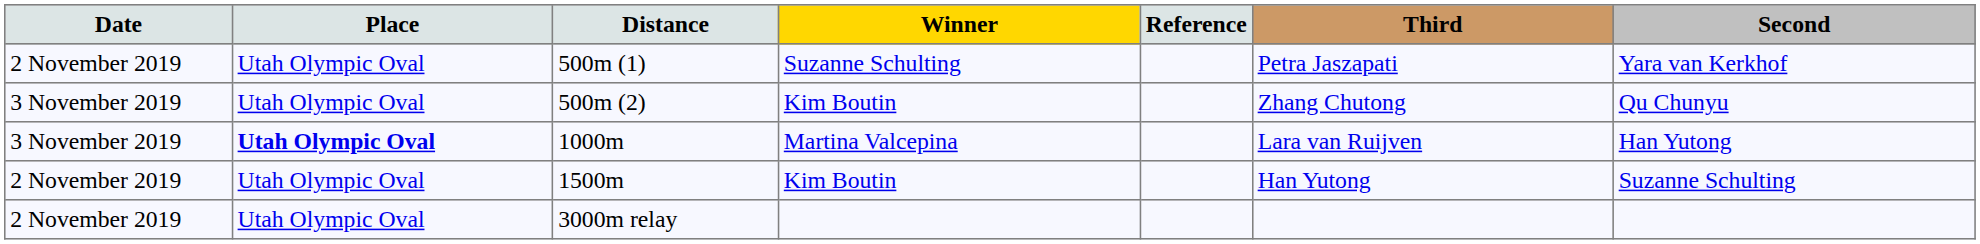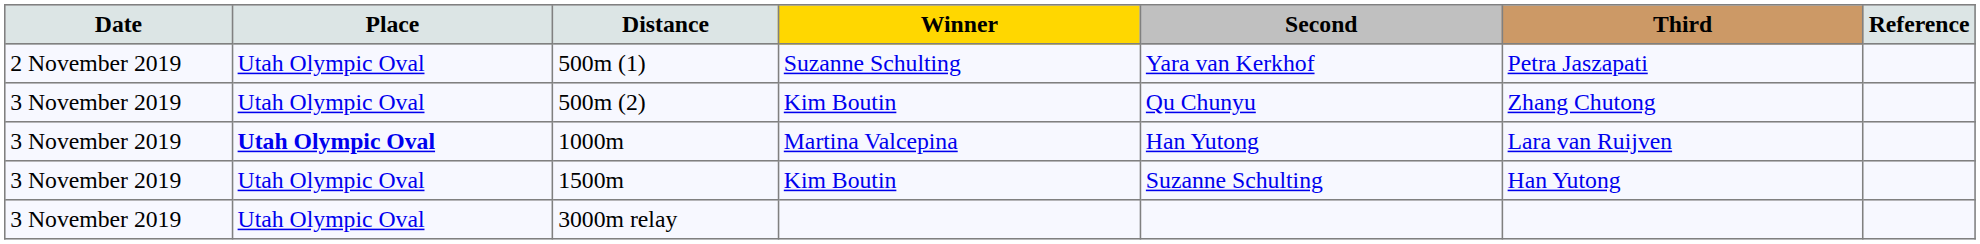columns swapped: (1794, 23) <-> (1196, 23)
(96, 179) 2 November 2019 -> (96, 179) 3 November 2019
(96, 218) 2 November 2019 -> (96, 218) 3 November 2019
